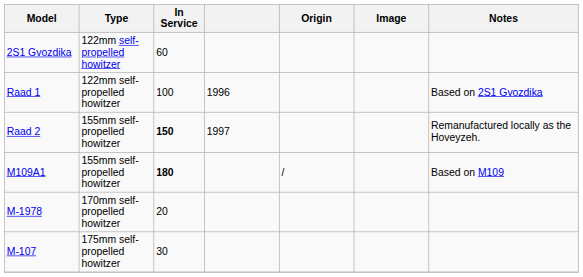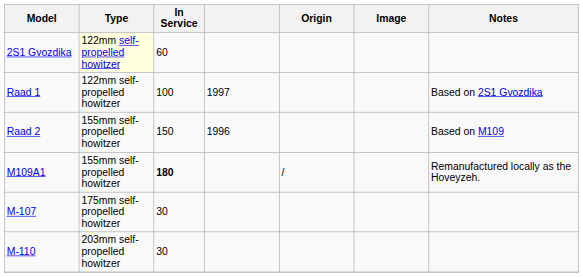(110, 52) no background -> (110, 52) lightyellow background
(218, 92) 1996 -> (218, 92) 1997
(165, 132) bold -> (165, 132) normal
(218, 132) 1997 -> (218, 132) 1996
(501, 132) Remanufactured locally as the Hoveyzeh. -> (467, 132) Based on M109
(467, 172) Based on M109 -> (501, 172) Remanufactured locally as the Hoveyzeh.
- row: (24, 212)
+ row: (21, 252)
